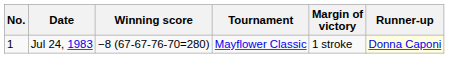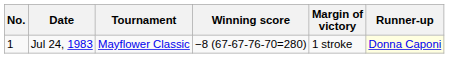columns swapped: (261, 20) <-> (154, 20)
